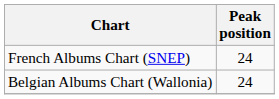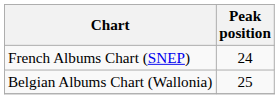(245, 81) 24 -> (245, 81) 25
